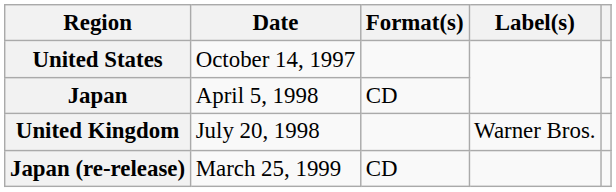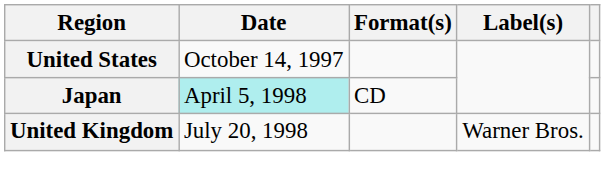(257, 95) no background -> (245, 95) paleturquoise background
- row: (98, 167)
